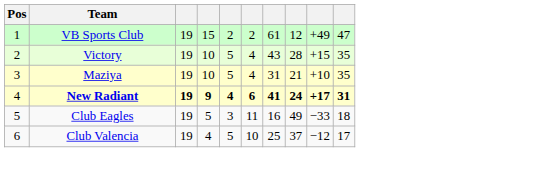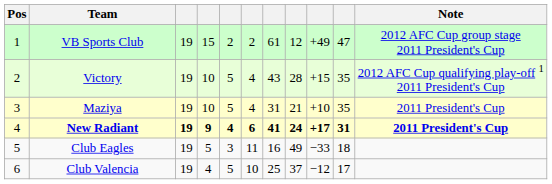+ column: (451, 14)
